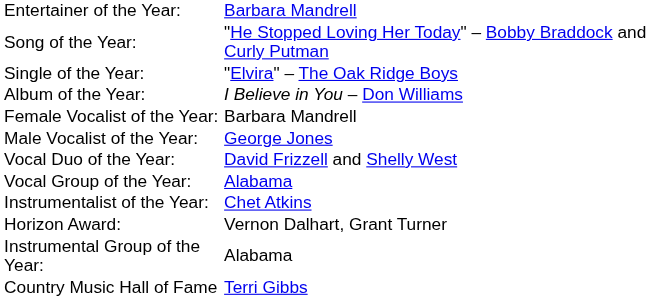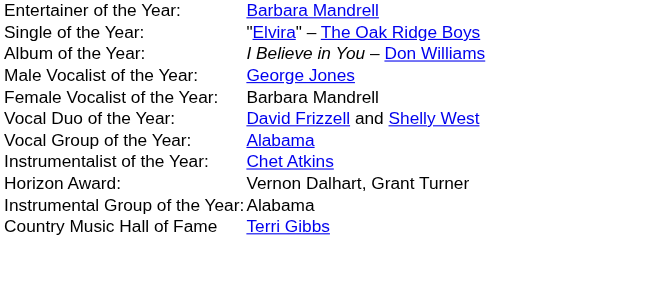- row: (70, 42)
rows swapped: (101, 138) <-> (111, 116)
